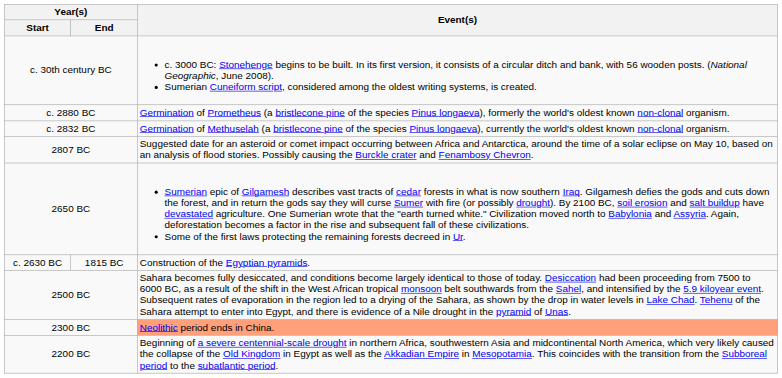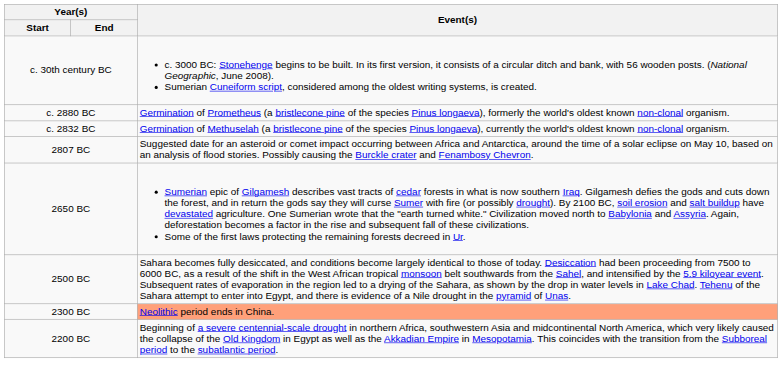- row: (38, 262)
